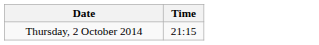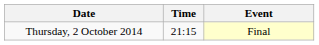+ column: (259, 13)
